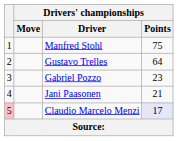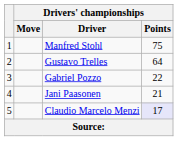(158, 77) 23 -> (158, 77) 22
(9, 110) pink background -> (9, 110) no background
